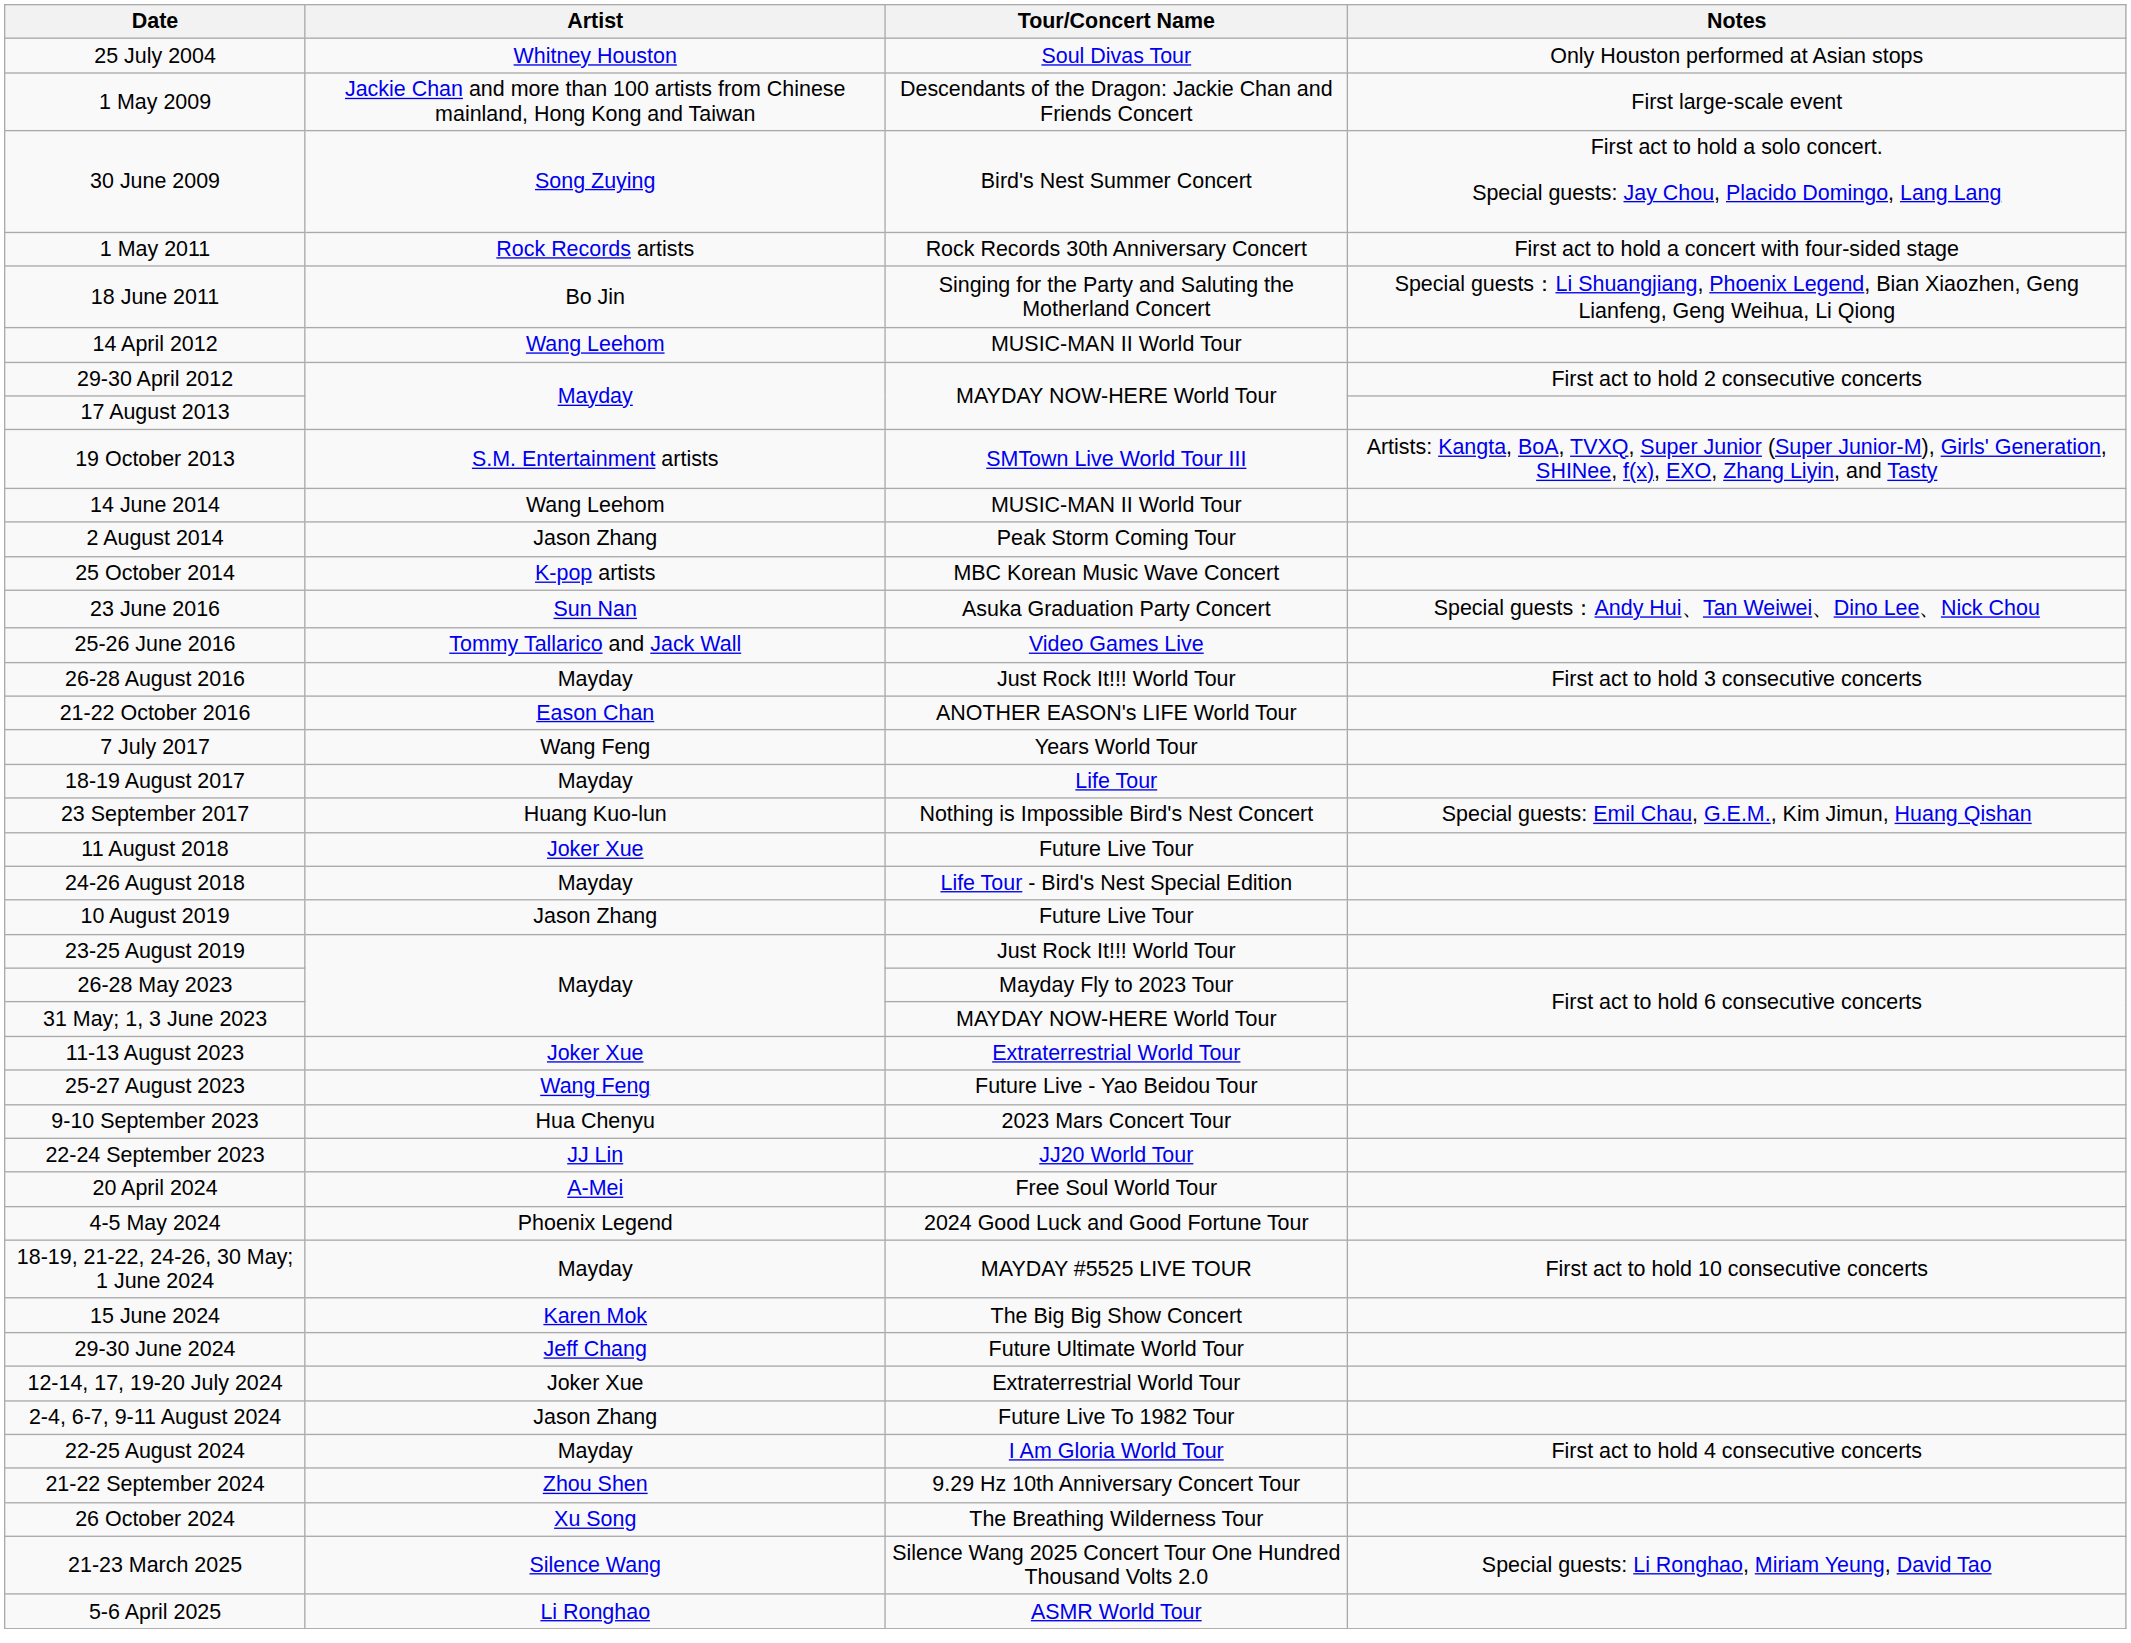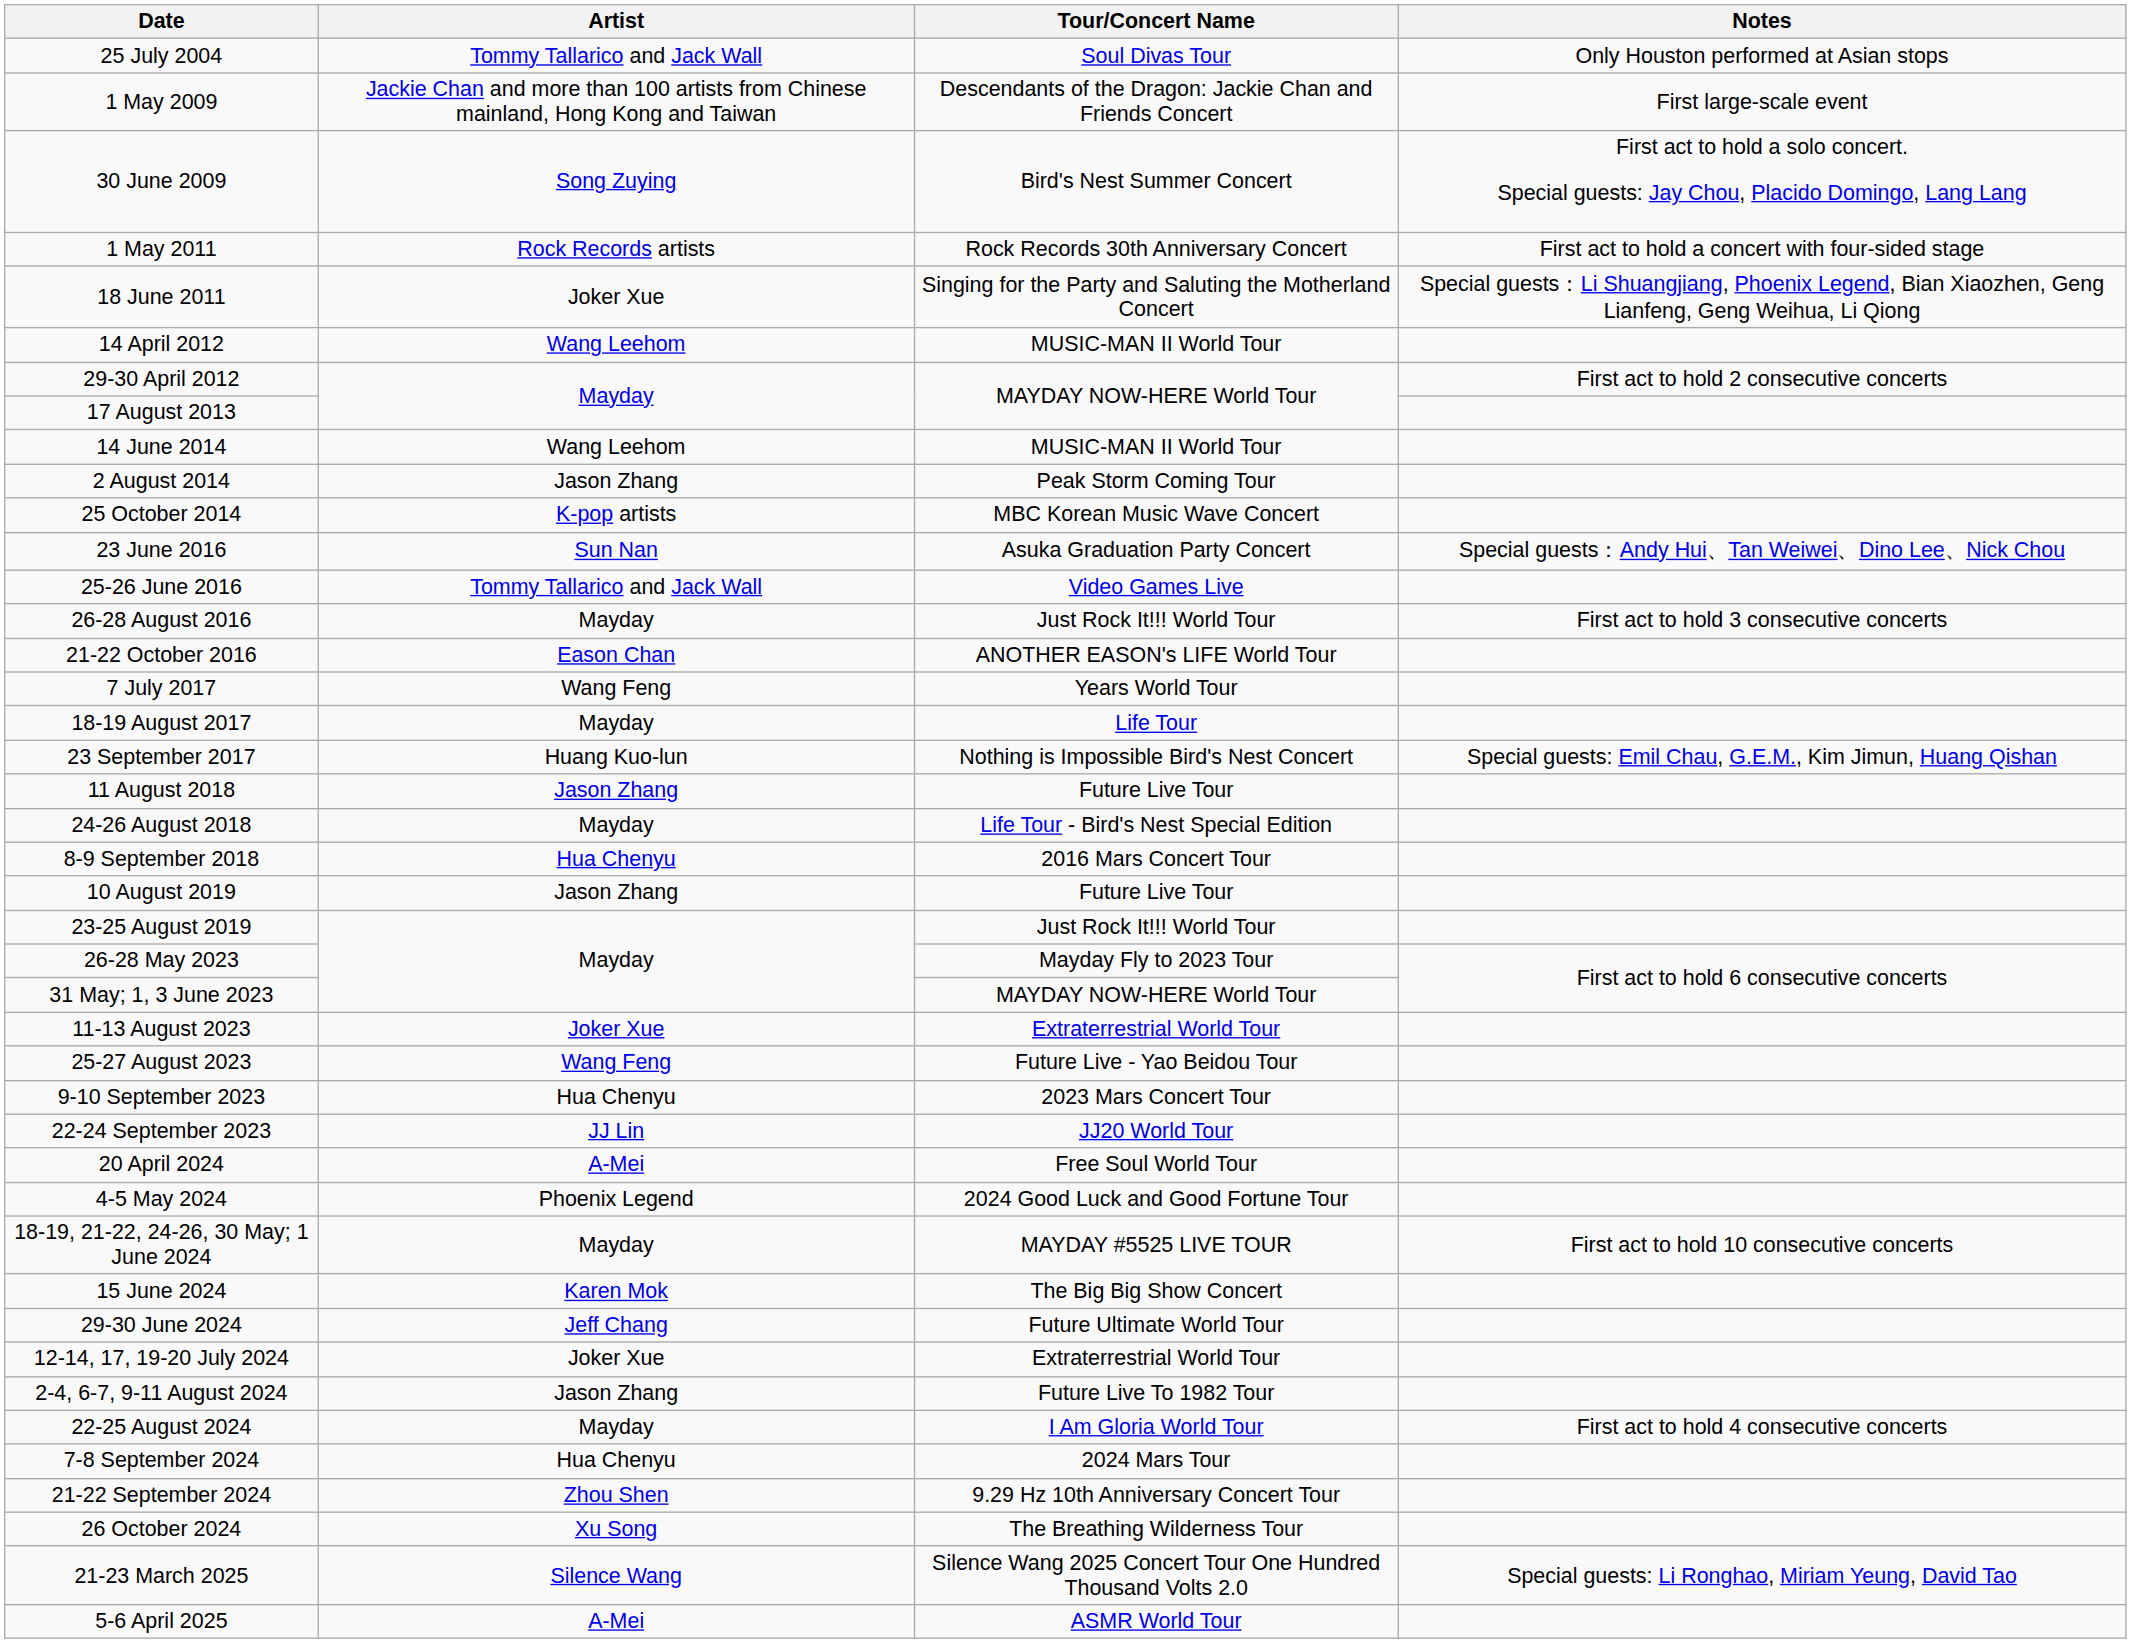(595, 55) Whitney Houston -> (616, 55) Tommy Tallarico and Jack Wall
(595, 296) Bo Jin -> (616, 296) Joker Xue
- row: (155, 458)
(595, 848) Joker Xue -> (616, 790) Jason Zhang
+ row: (161, 858)
+ row: (161, 1460)
(595, 1611) Li Ronghao -> (616, 1621) A-Mei
